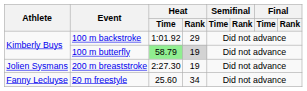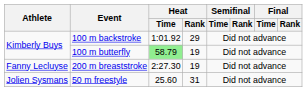(195, 52) lightgrey background -> (195, 52) no background
(37, 66) Jolien Sysmans -> (37, 66) Fanny Lecluyse
(37, 80) Fanny Lecluyse -> (37, 80) Jolien Sysmans
(195, 80) 34 -> (195, 80) 31
